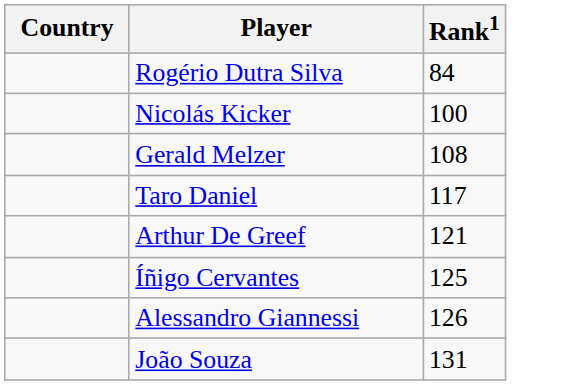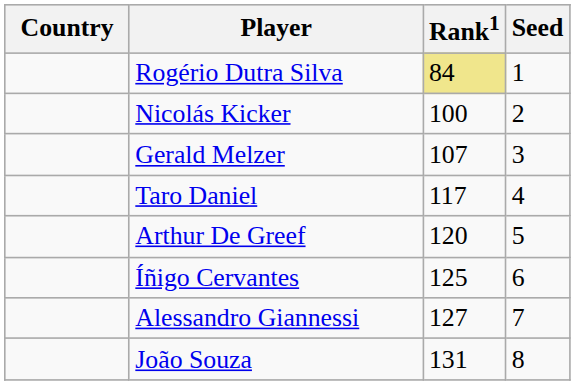+ column: (537, 28)
(442, 72) no background -> (442, 72) khaki background
(448, 154) 108 -> (448, 154) 107
(448, 236) 121 -> (448, 236) 120
(448, 317) 126 -> (448, 317) 127
